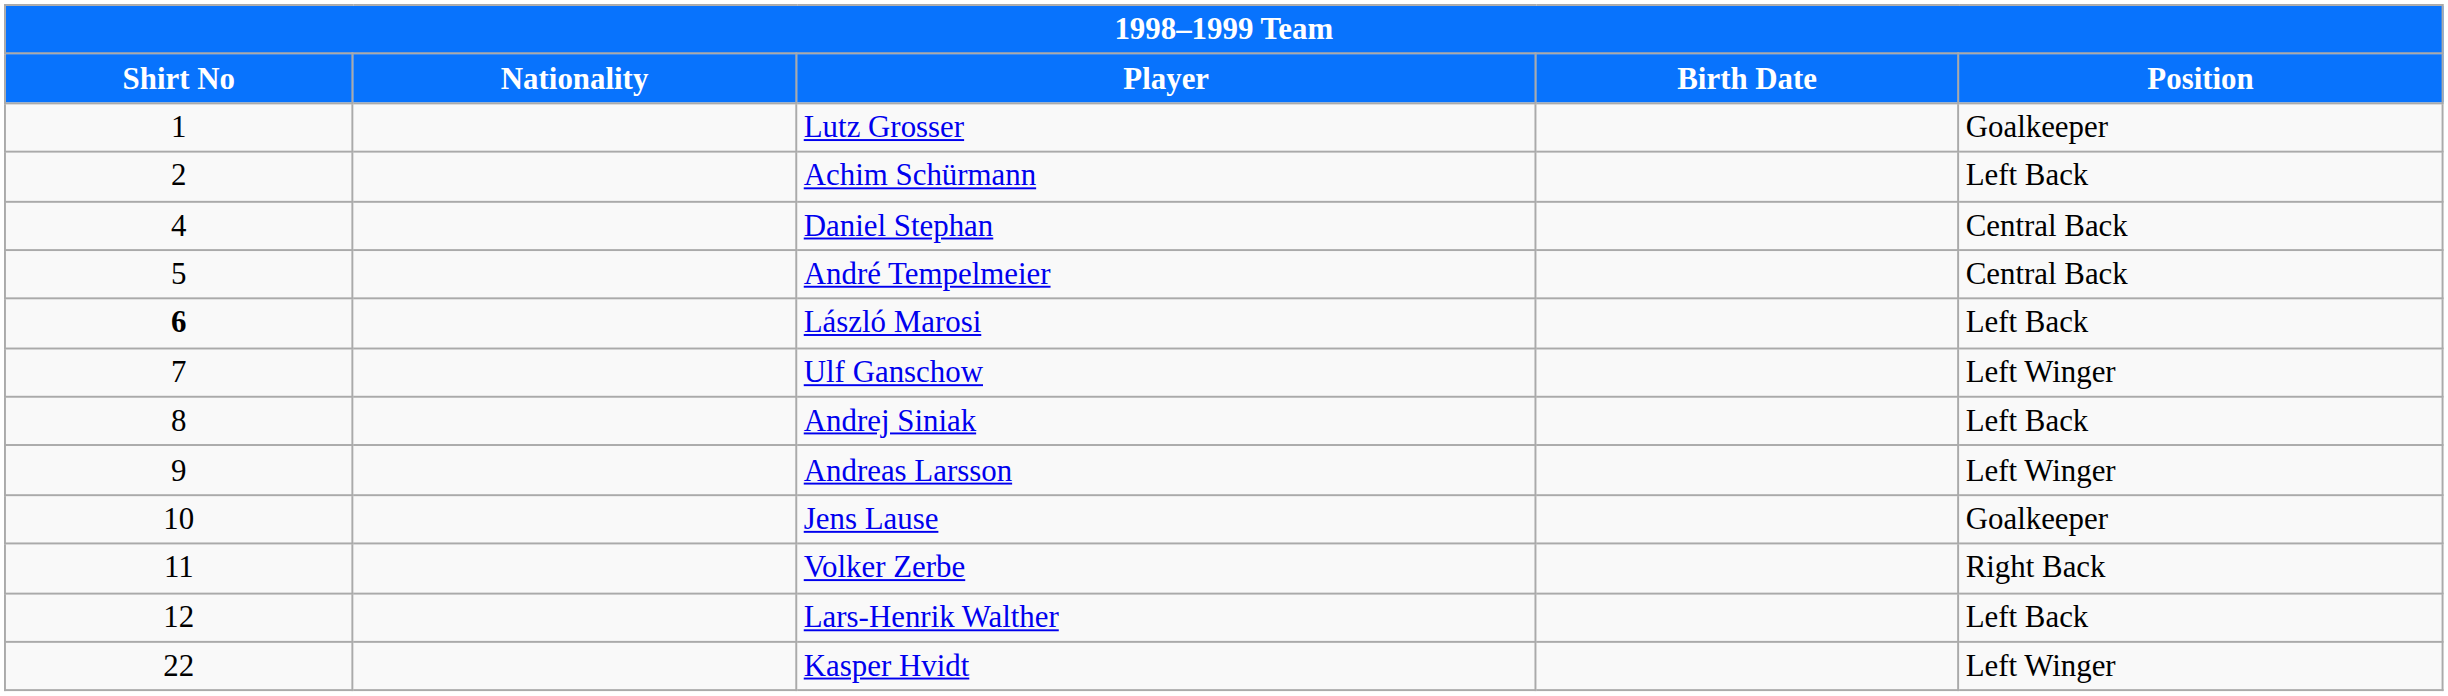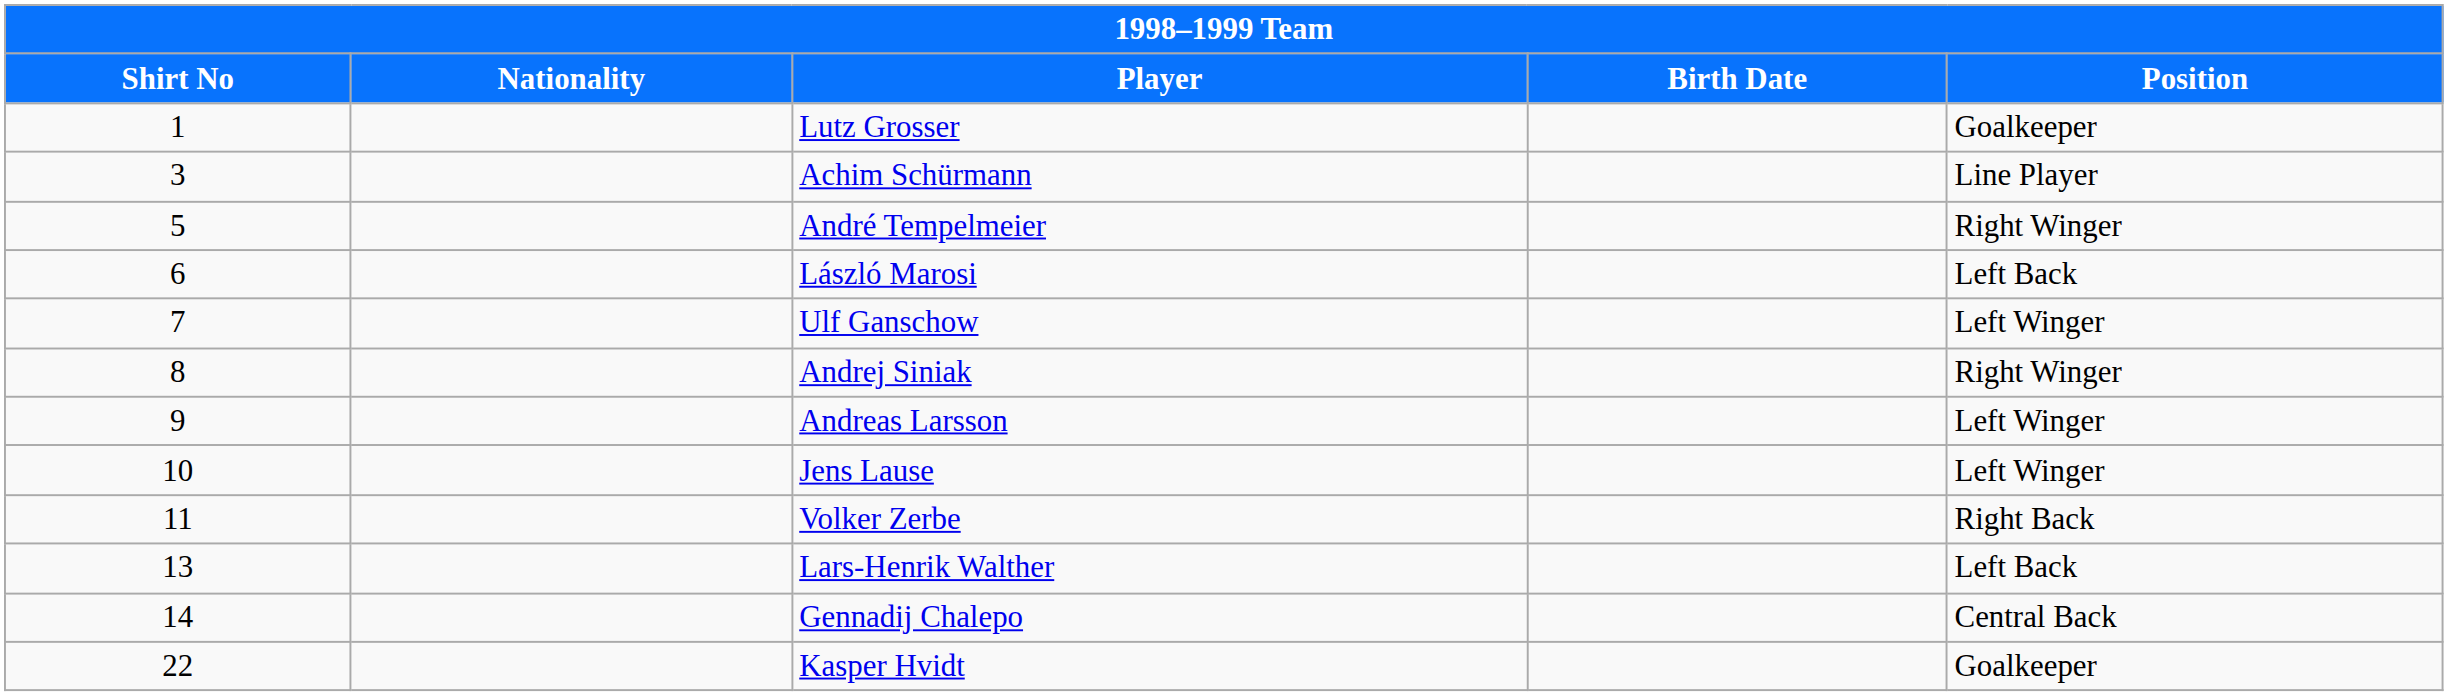(179, 175) 2 -> (178, 175) 3
(2027, 175) Left Back -> (2026, 175) Line Player
- row: (899, 224)
(2047, 273) Central Back -> (2038, 224) Right Winger
(179, 322) bold -> (178, 273) normal
(2027, 420) Left Back -> (2038, 371) Right Winger
(2037, 518) Goalkeeper -> (2030, 469) Left Winger
(179, 616) 12 -> (178, 567) 13
+ row: (911, 616)
(2041, 665) Left Winger -> (2026, 665) Goalkeeper
